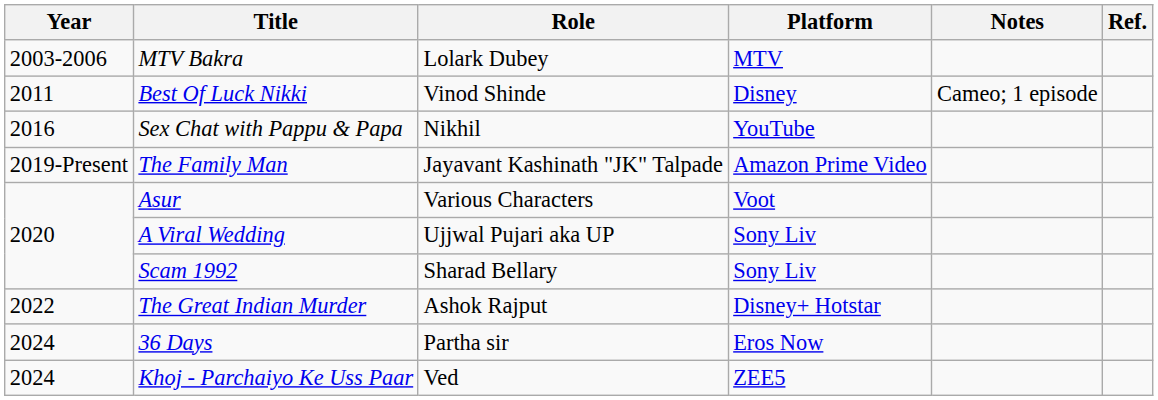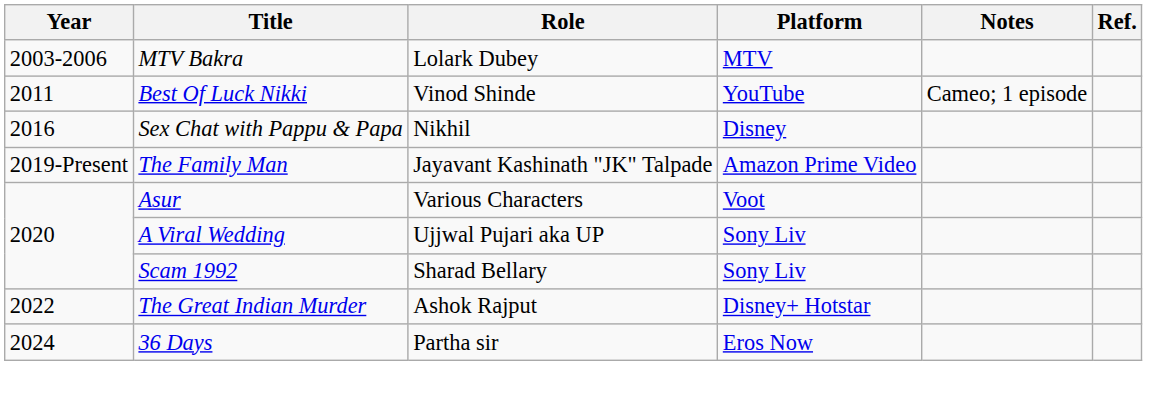(765, 93) Disney -> (764, 93) YouTube
(774, 128) YouTube -> (755, 128) Disney
- row: (276, 377)
